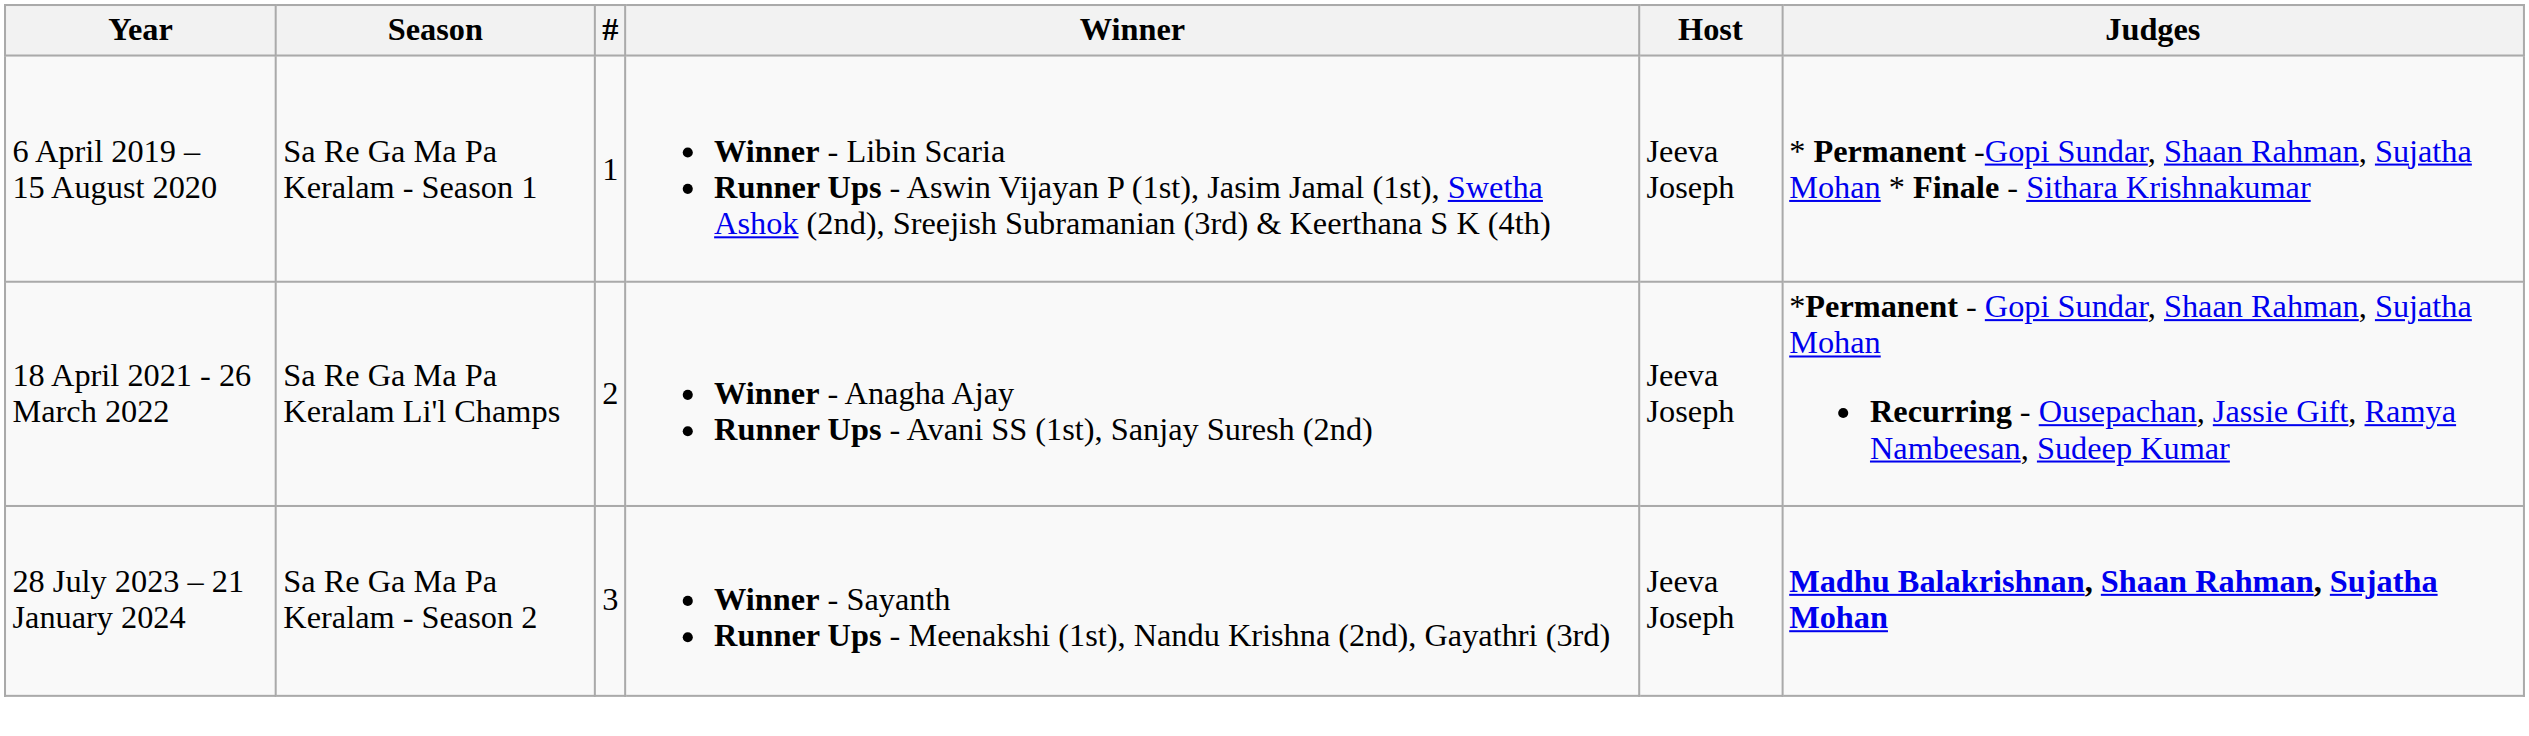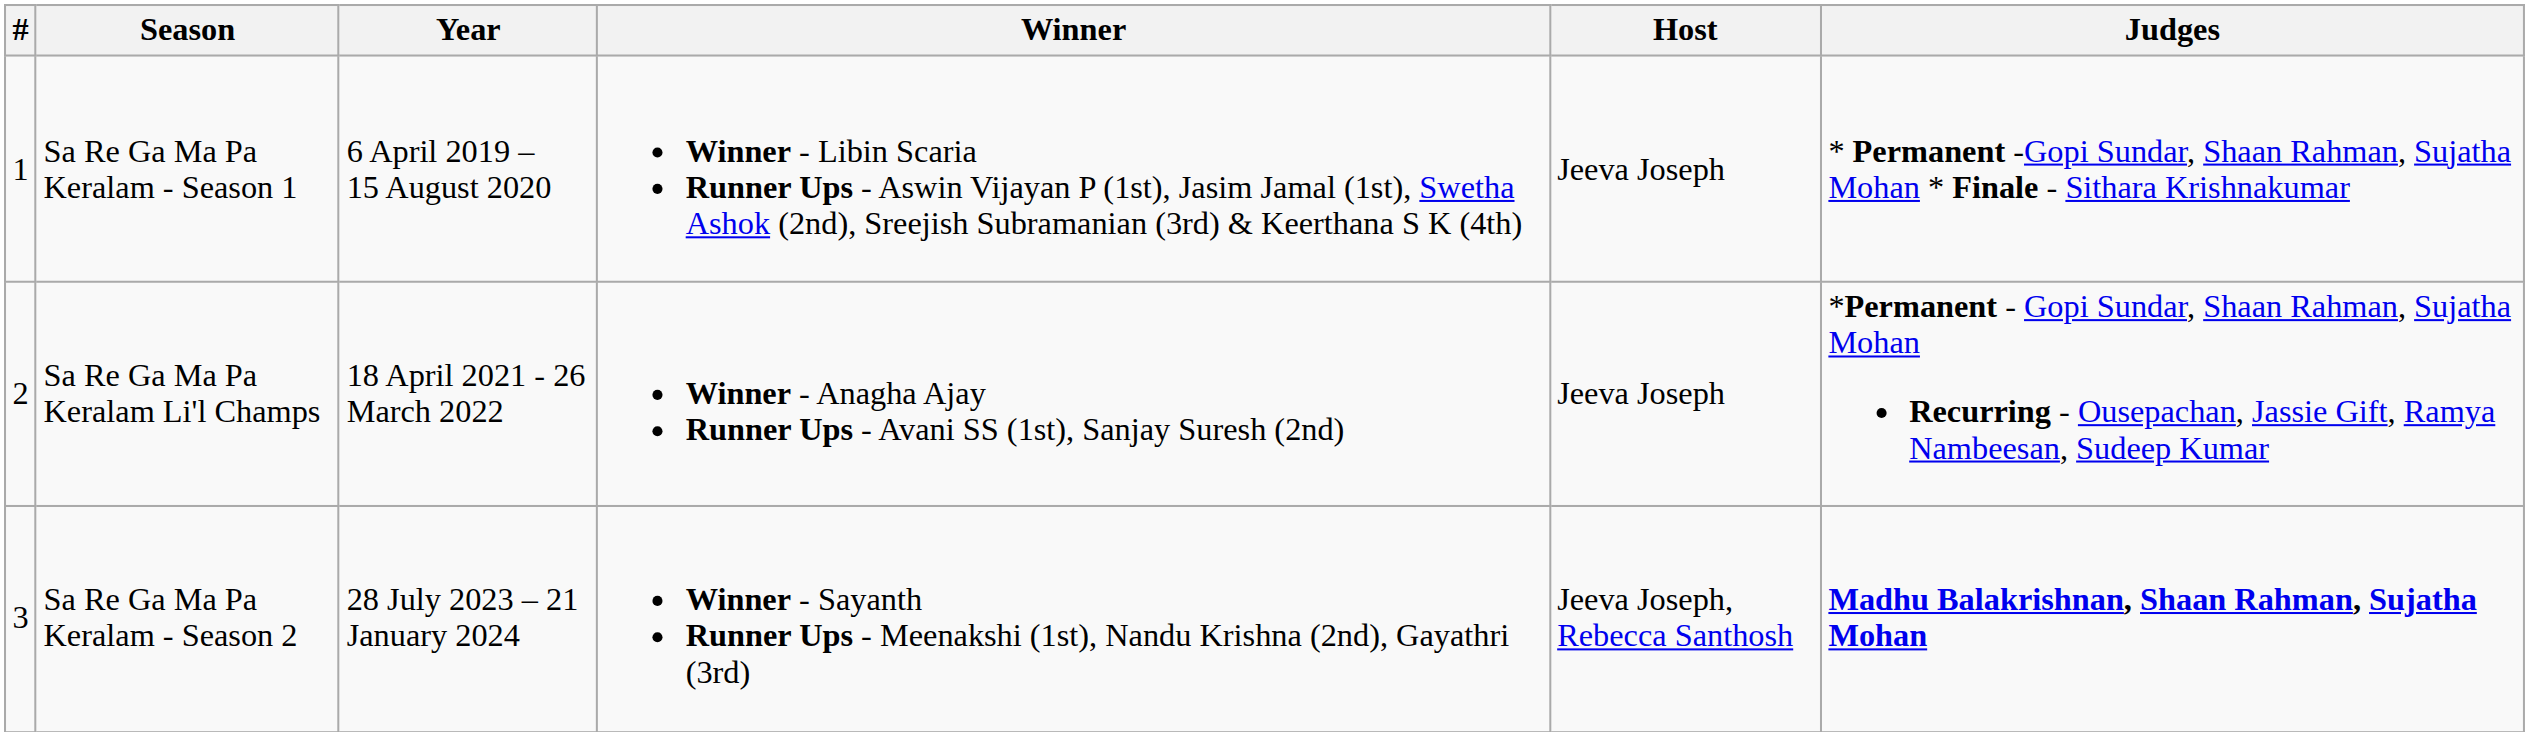columns swapped: (610, 30) <-> (140, 30)
(1691, 600) Jeeva Joseph -> (1675, 618) Jeeva Joseph, Rebecca Santhosh
